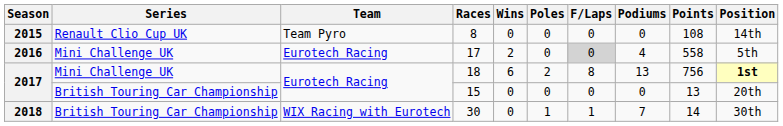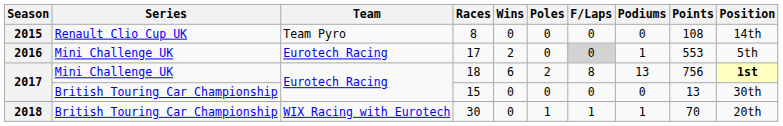(642, 53) 4 -> (642, 53) 1
(693, 53) 558 -> (693, 53) 553
(747, 92) 20th -> (747, 92) 30th
(642, 111) 7 -> (642, 111) 1
(693, 111) 14 -> (693, 111) 70
(747, 111) 30th -> (747, 111) 20th
